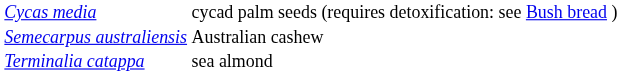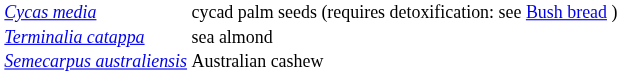rows swapped: (96, 37) <-> (74, 61)
